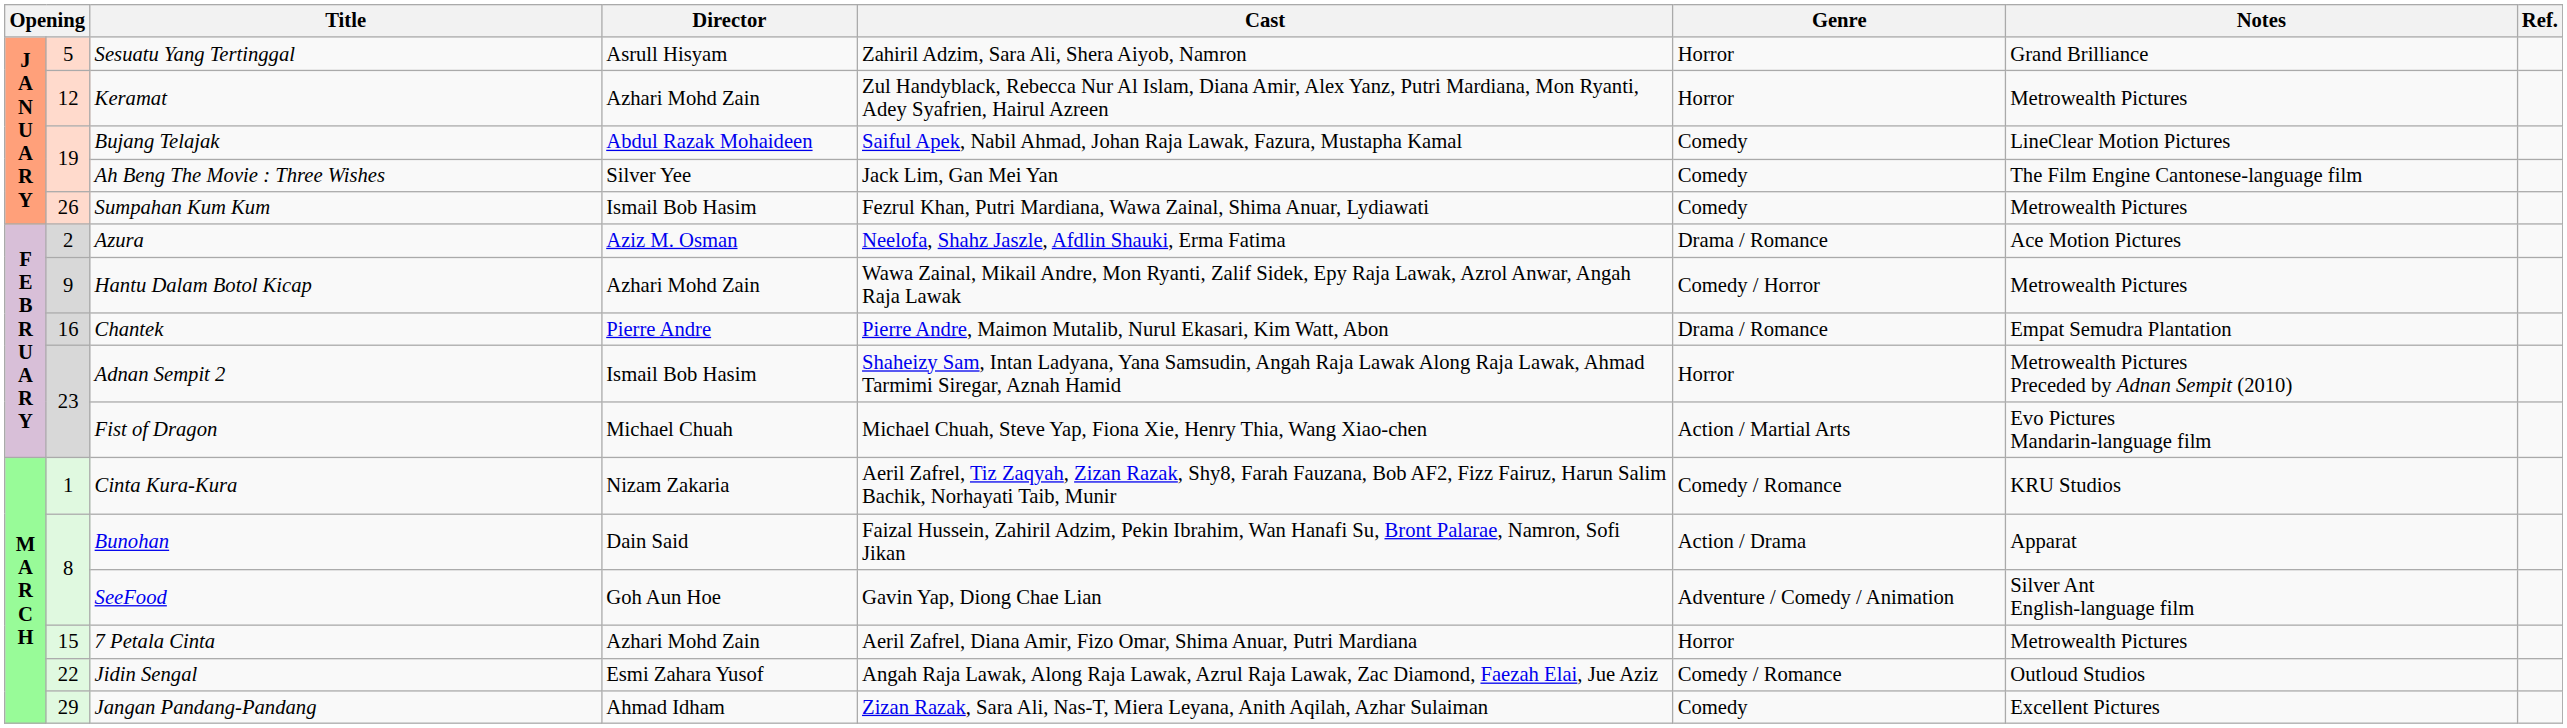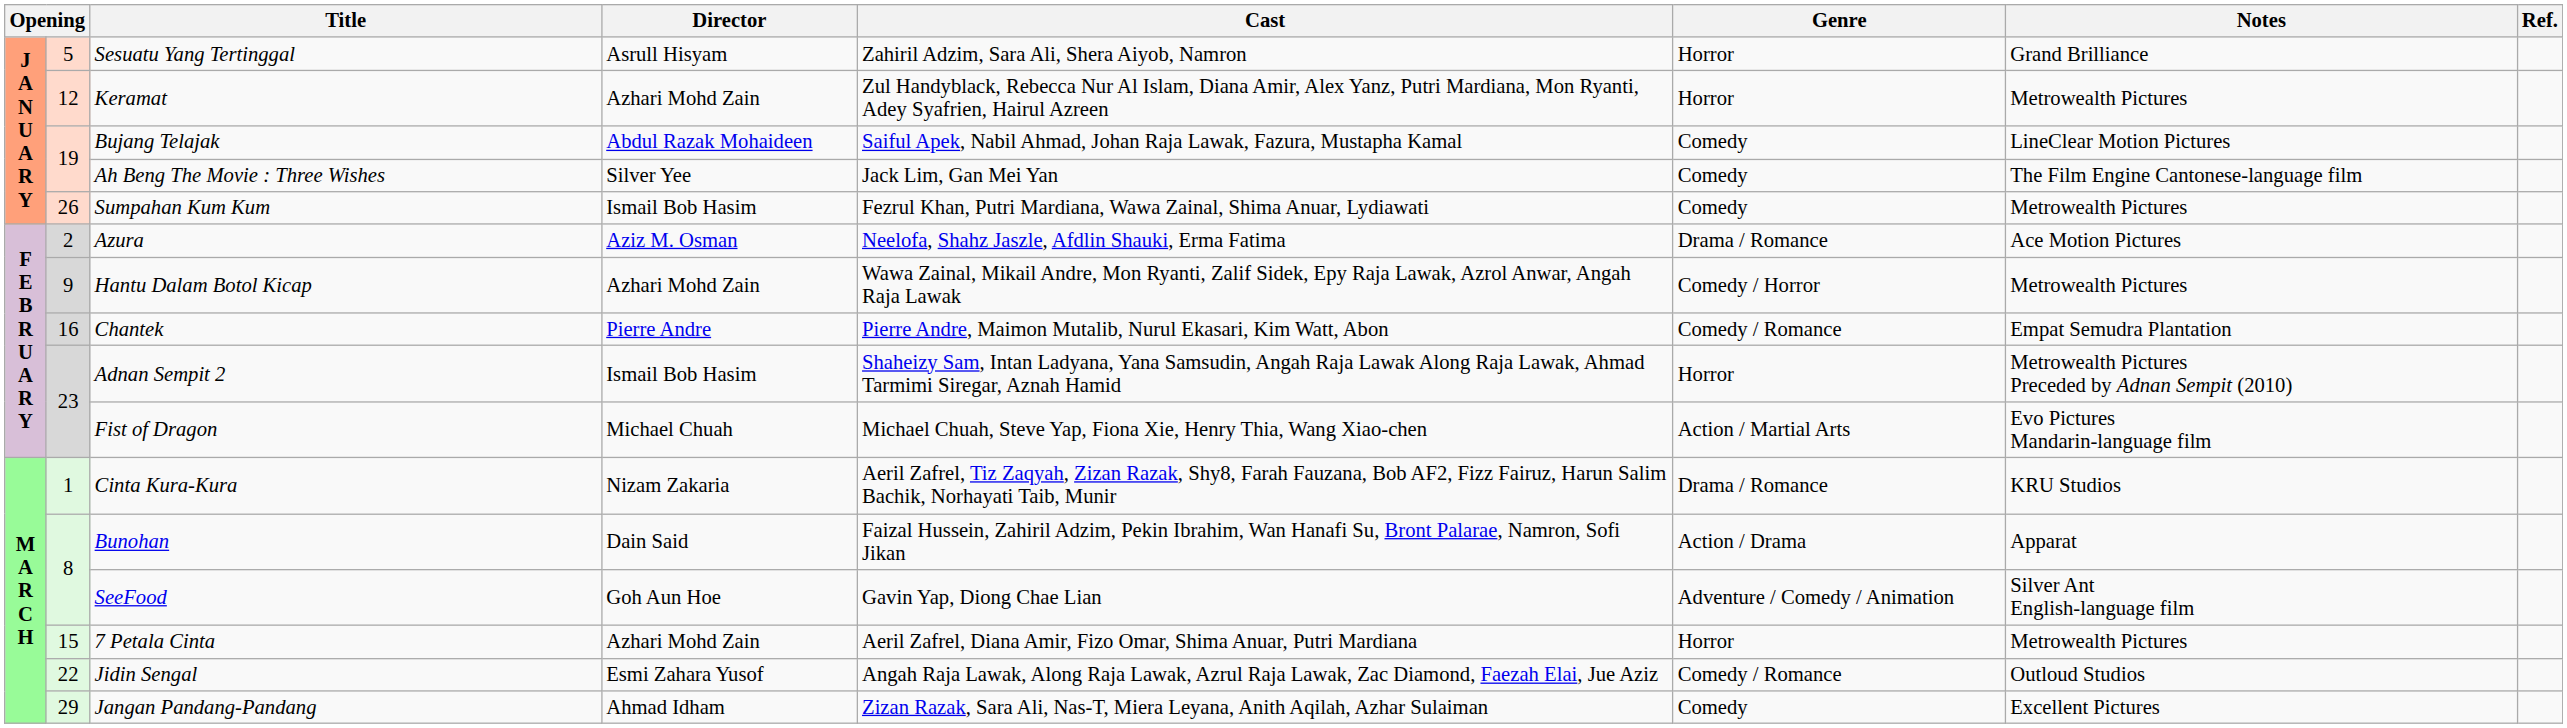(1753, 329) Drama / Romance -> (1760, 329) Comedy / Romance
(1760, 485) Comedy / Romance -> (1753, 485) Drama / Romance
